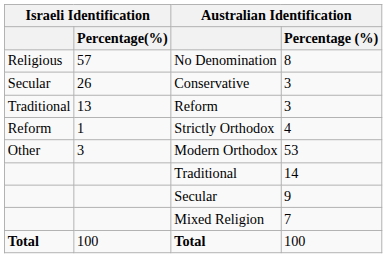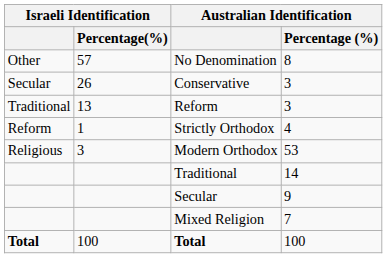(35, 60) Religious -> (24, 60) Other
(24, 151) Other -> (35, 151) Religious
